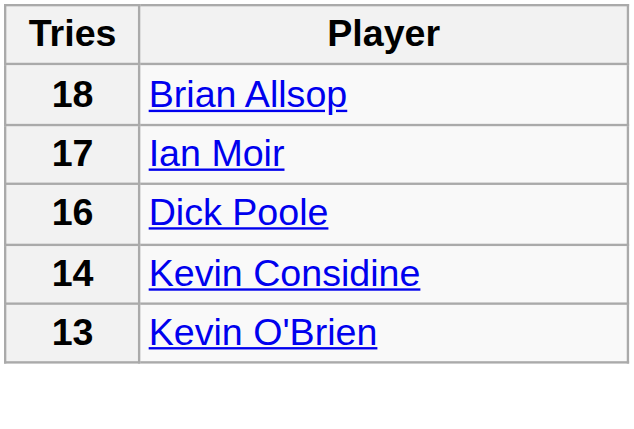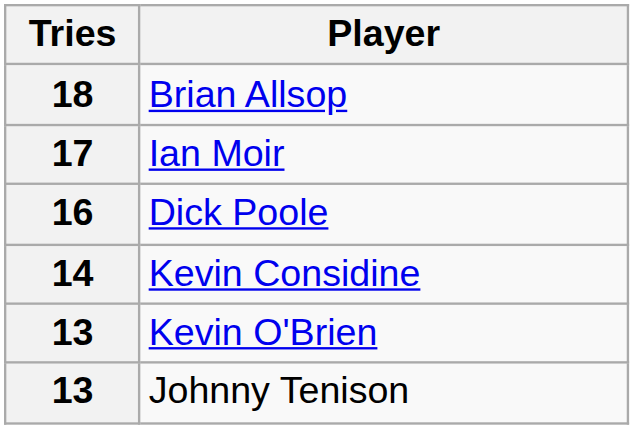+ row: (279, 392)
